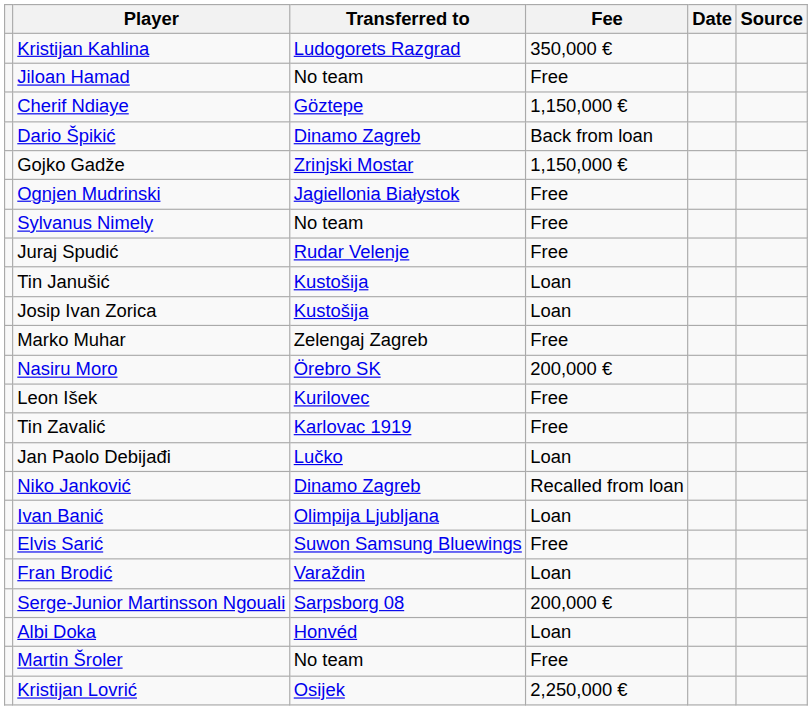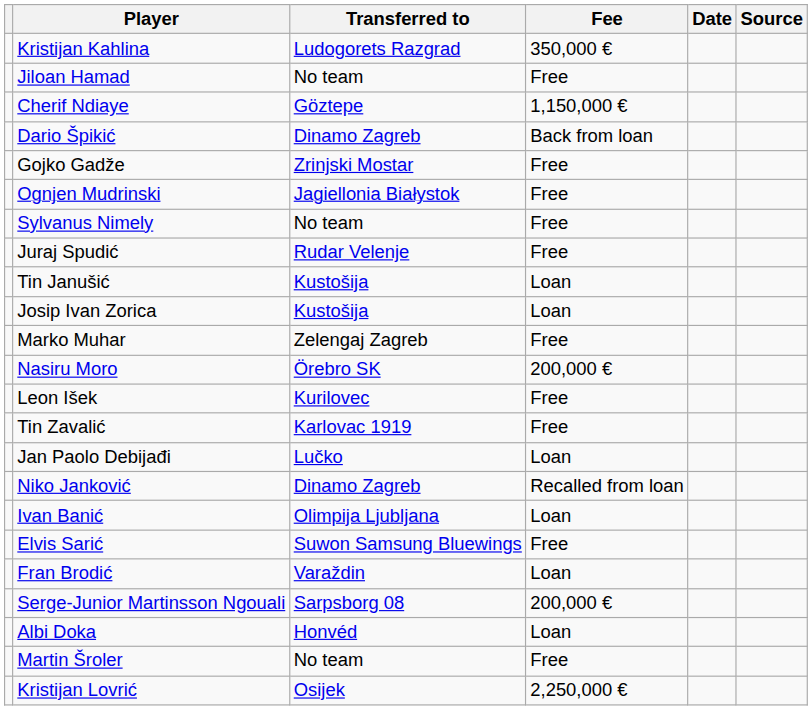(579, 164) 1,150,000 € -> (549, 164) Free
